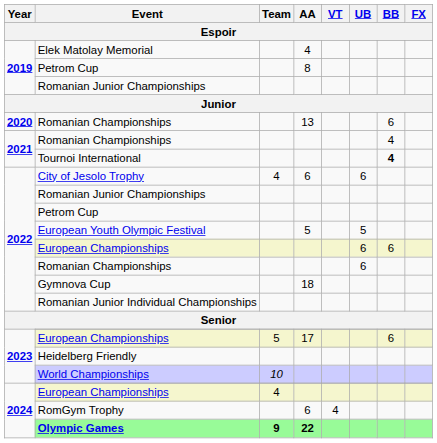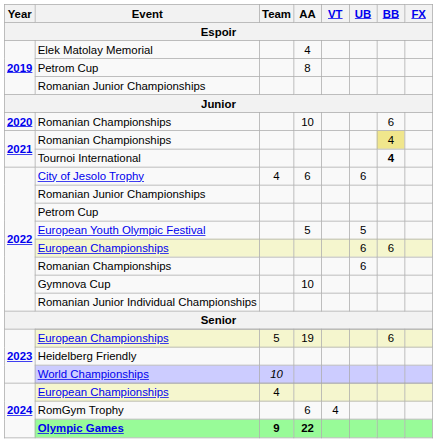(308, 122) 13 -> (308, 122) 10
(391, 140) no background -> (391, 140) khaki background
(308, 284) 18 -> (308, 284) 10
(308, 338) 17 -> (308, 338) 19
